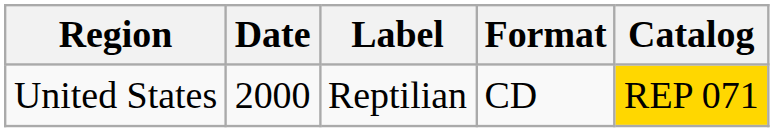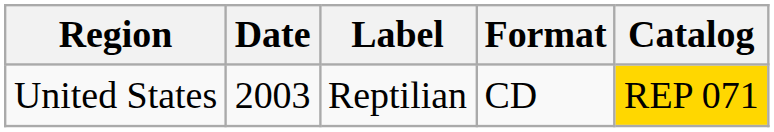(273, 94) 2000 -> (273, 94) 2003
